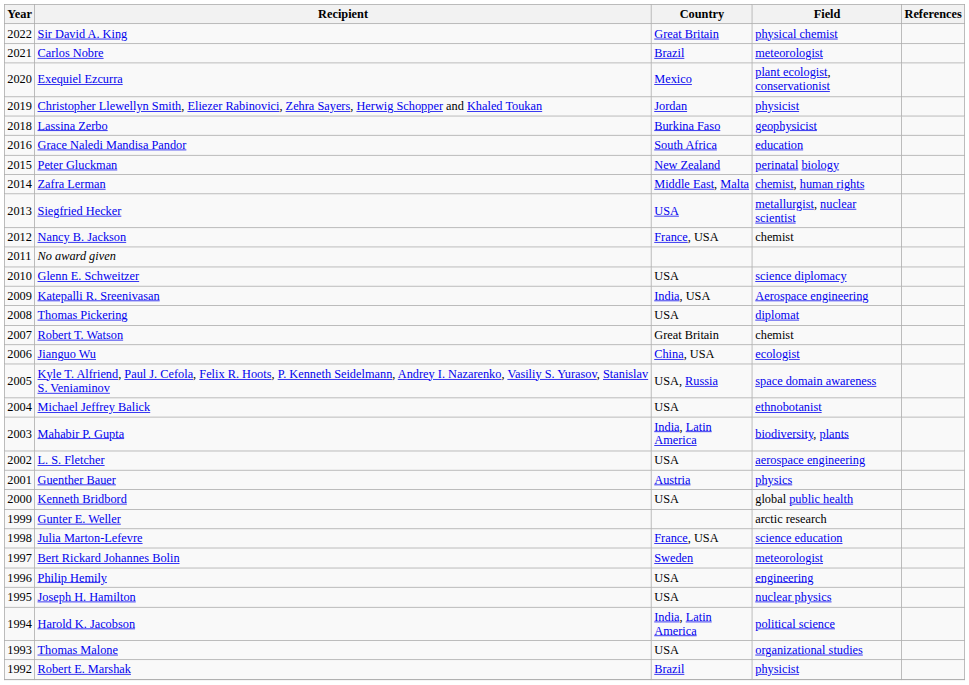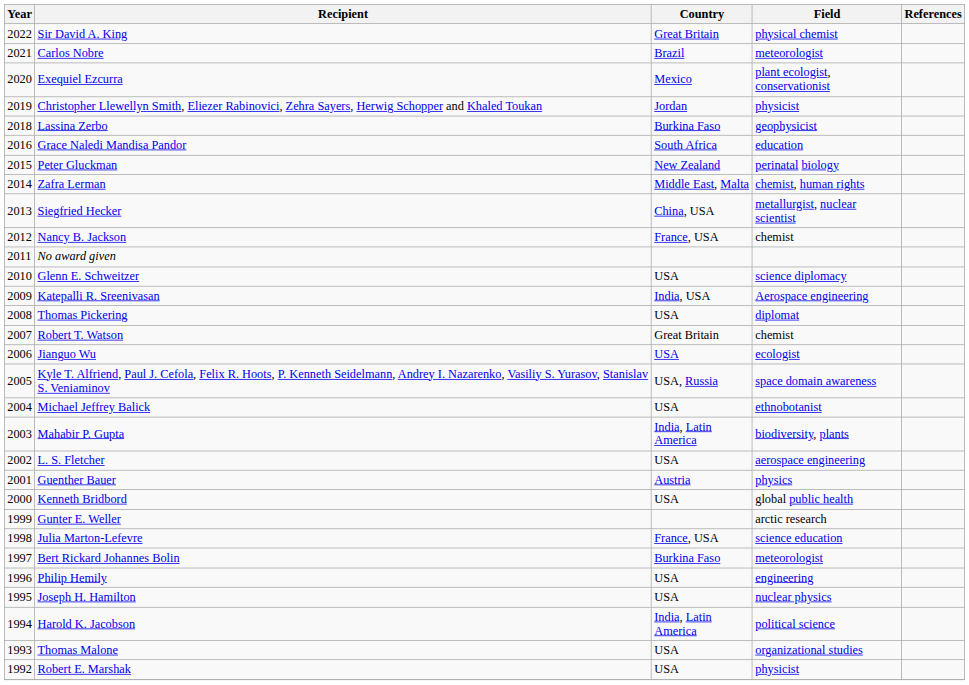(667, 210) USA -> (684, 210) China, USA
(684, 354) China, USA -> (667, 354) USA
(674, 558) Sweden -> (687, 558) Burkina Faso
(669, 669) Brazil -> (667, 669) USA
